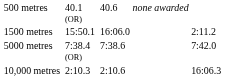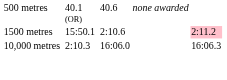(115, 32) 16:06.0 -> (113, 32) 2:10.6
(204, 32) no background -> (204, 32) pink background
- row: (28, 46)
(113, 70) 2:10.6 -> (115, 46) 16:06.0
